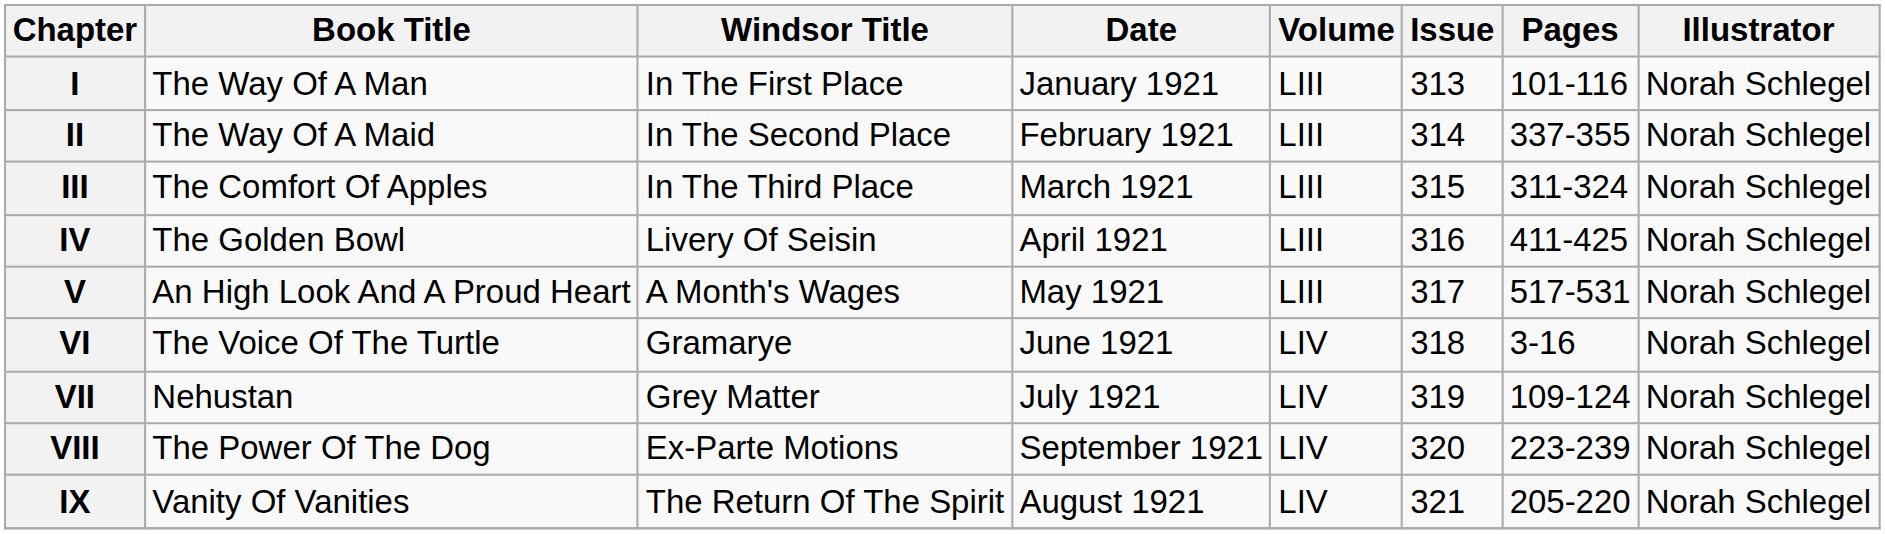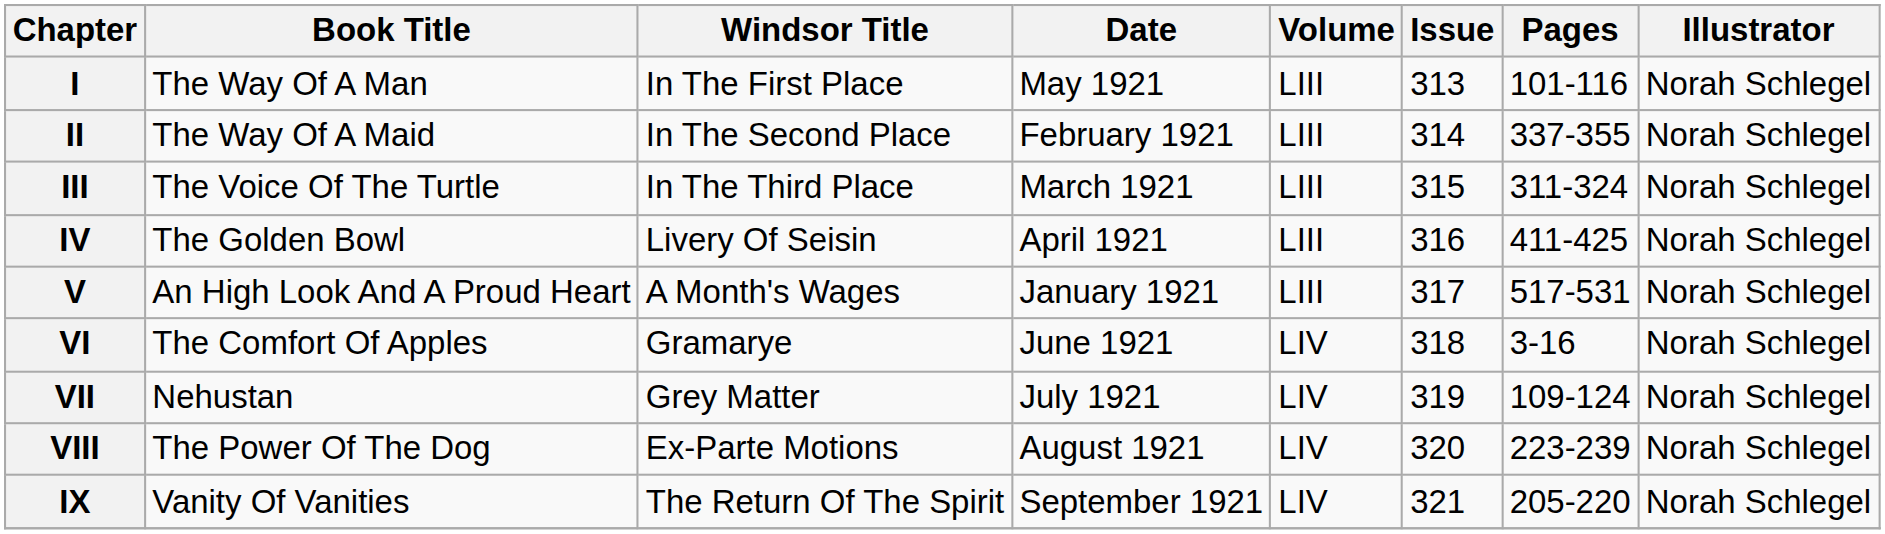(1119, 82) January 1921 -> (1092, 82) May 1921
(320, 187) The Comfort Of Apples -> (326, 187) The Voice Of The Turtle
(1092, 291) May 1921 -> (1119, 291) January 1921
(326, 344) The Voice Of The Turtle -> (320, 344) The Comfort Of Apples
(1141, 448) September 1921 -> (1112, 448) August 1921
(1112, 501) August 1921 -> (1141, 501) September 1921
